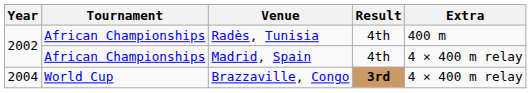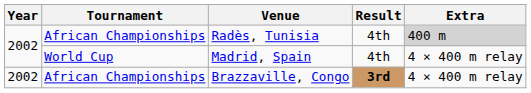(427, 36) no background -> (427, 36) lightgrey background
(125, 56) African Championships -> (79, 56) World Cup
(23, 77) 2004 -> (23, 77) 2002
(79, 77) World Cup -> (125, 77) African Championships
